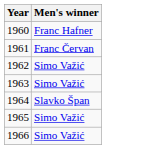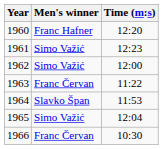+ column: (130, 13)
(64, 48) Franc Červan -> (59, 48) Simo Važić
(59, 83) Simo Važić -> (64, 83) Franc Červan
(59, 135) Simo Važić -> (64, 135) Franc Červan
